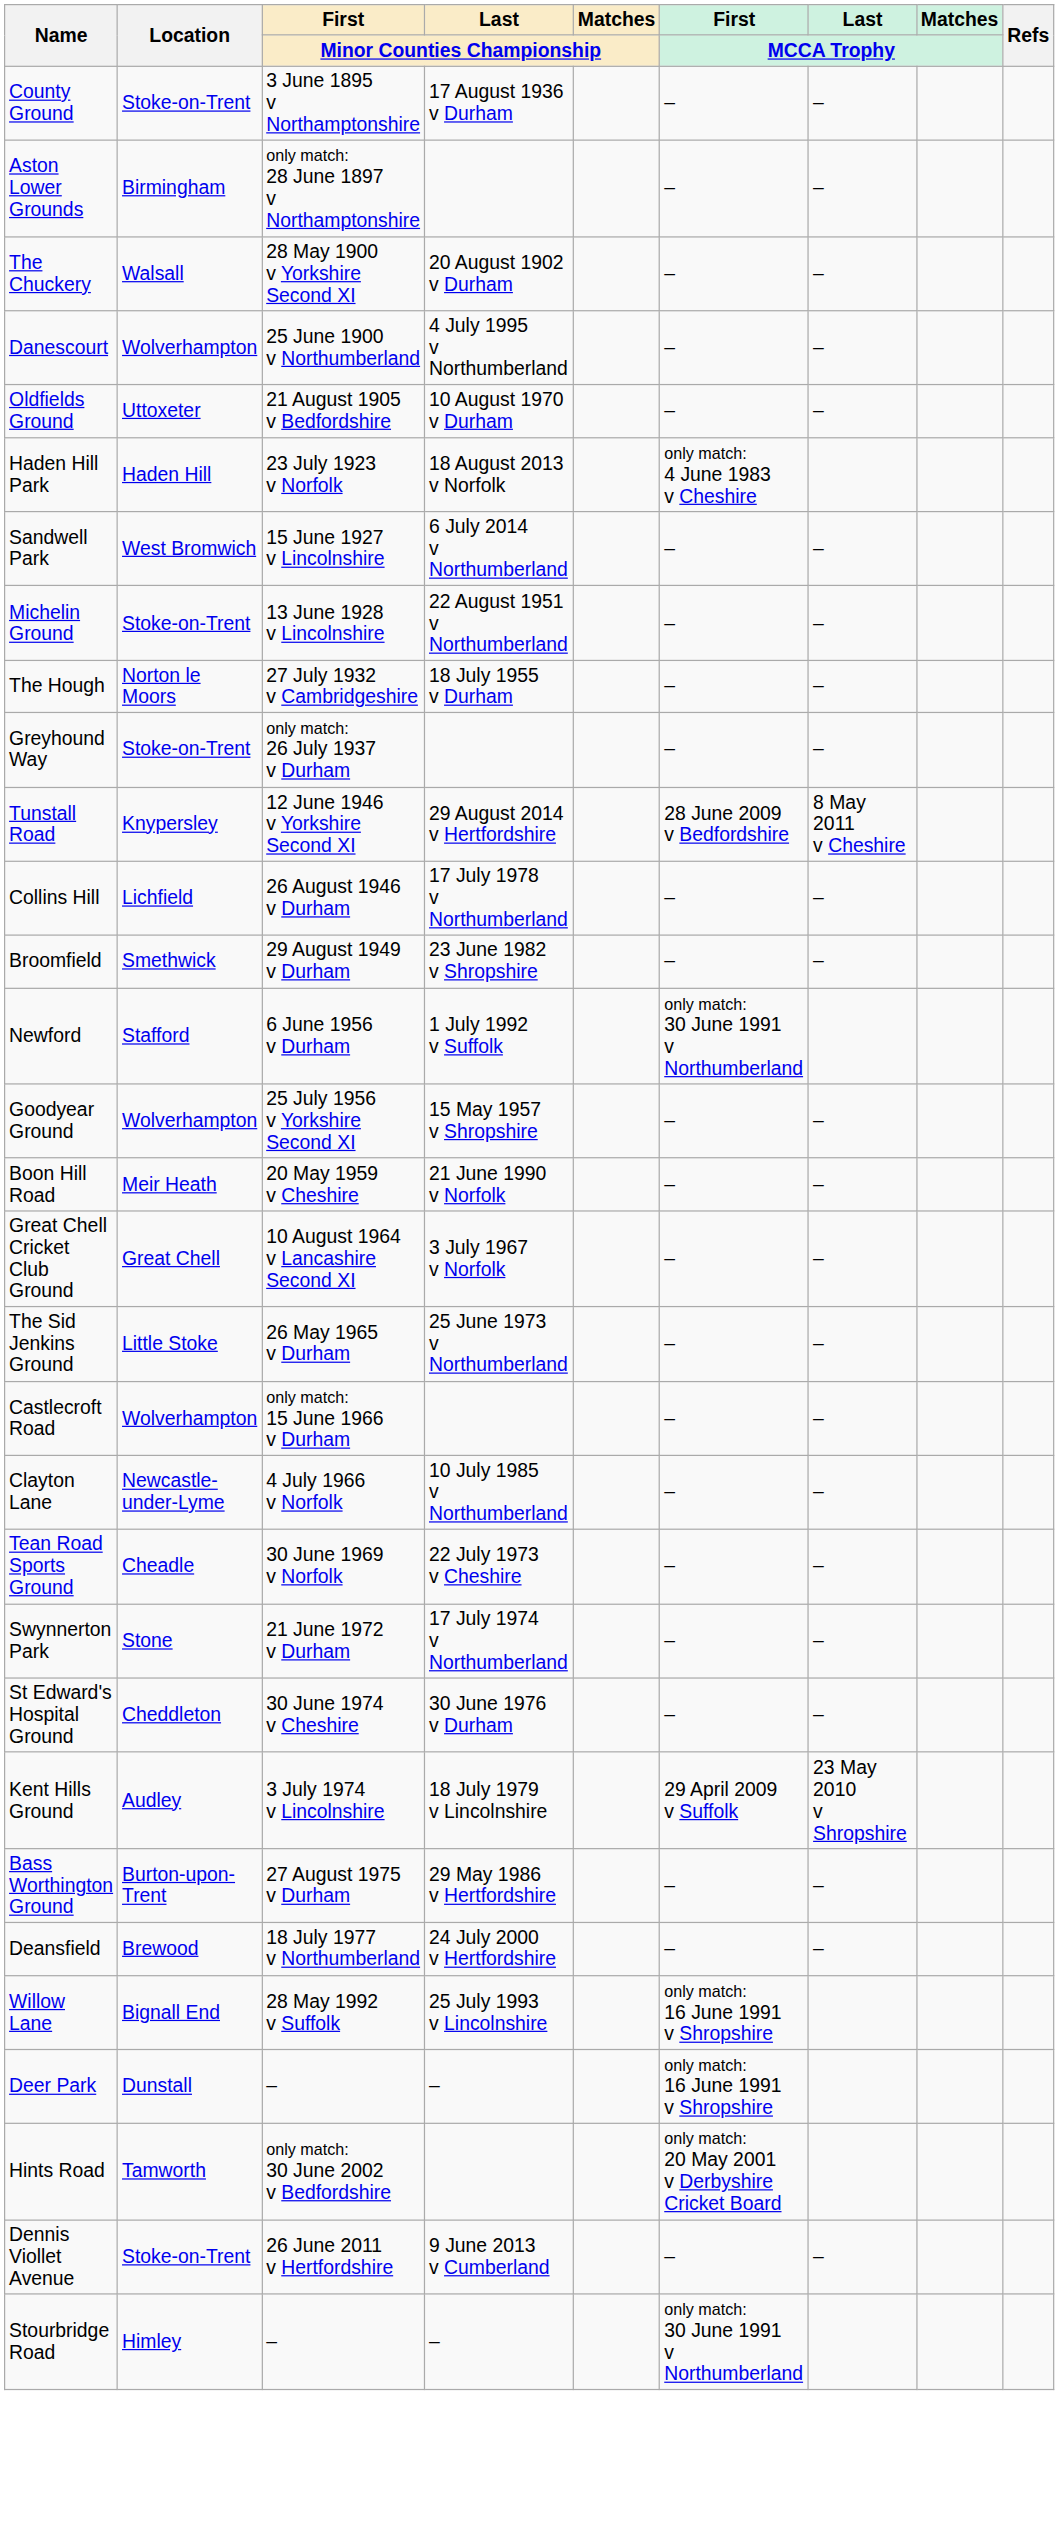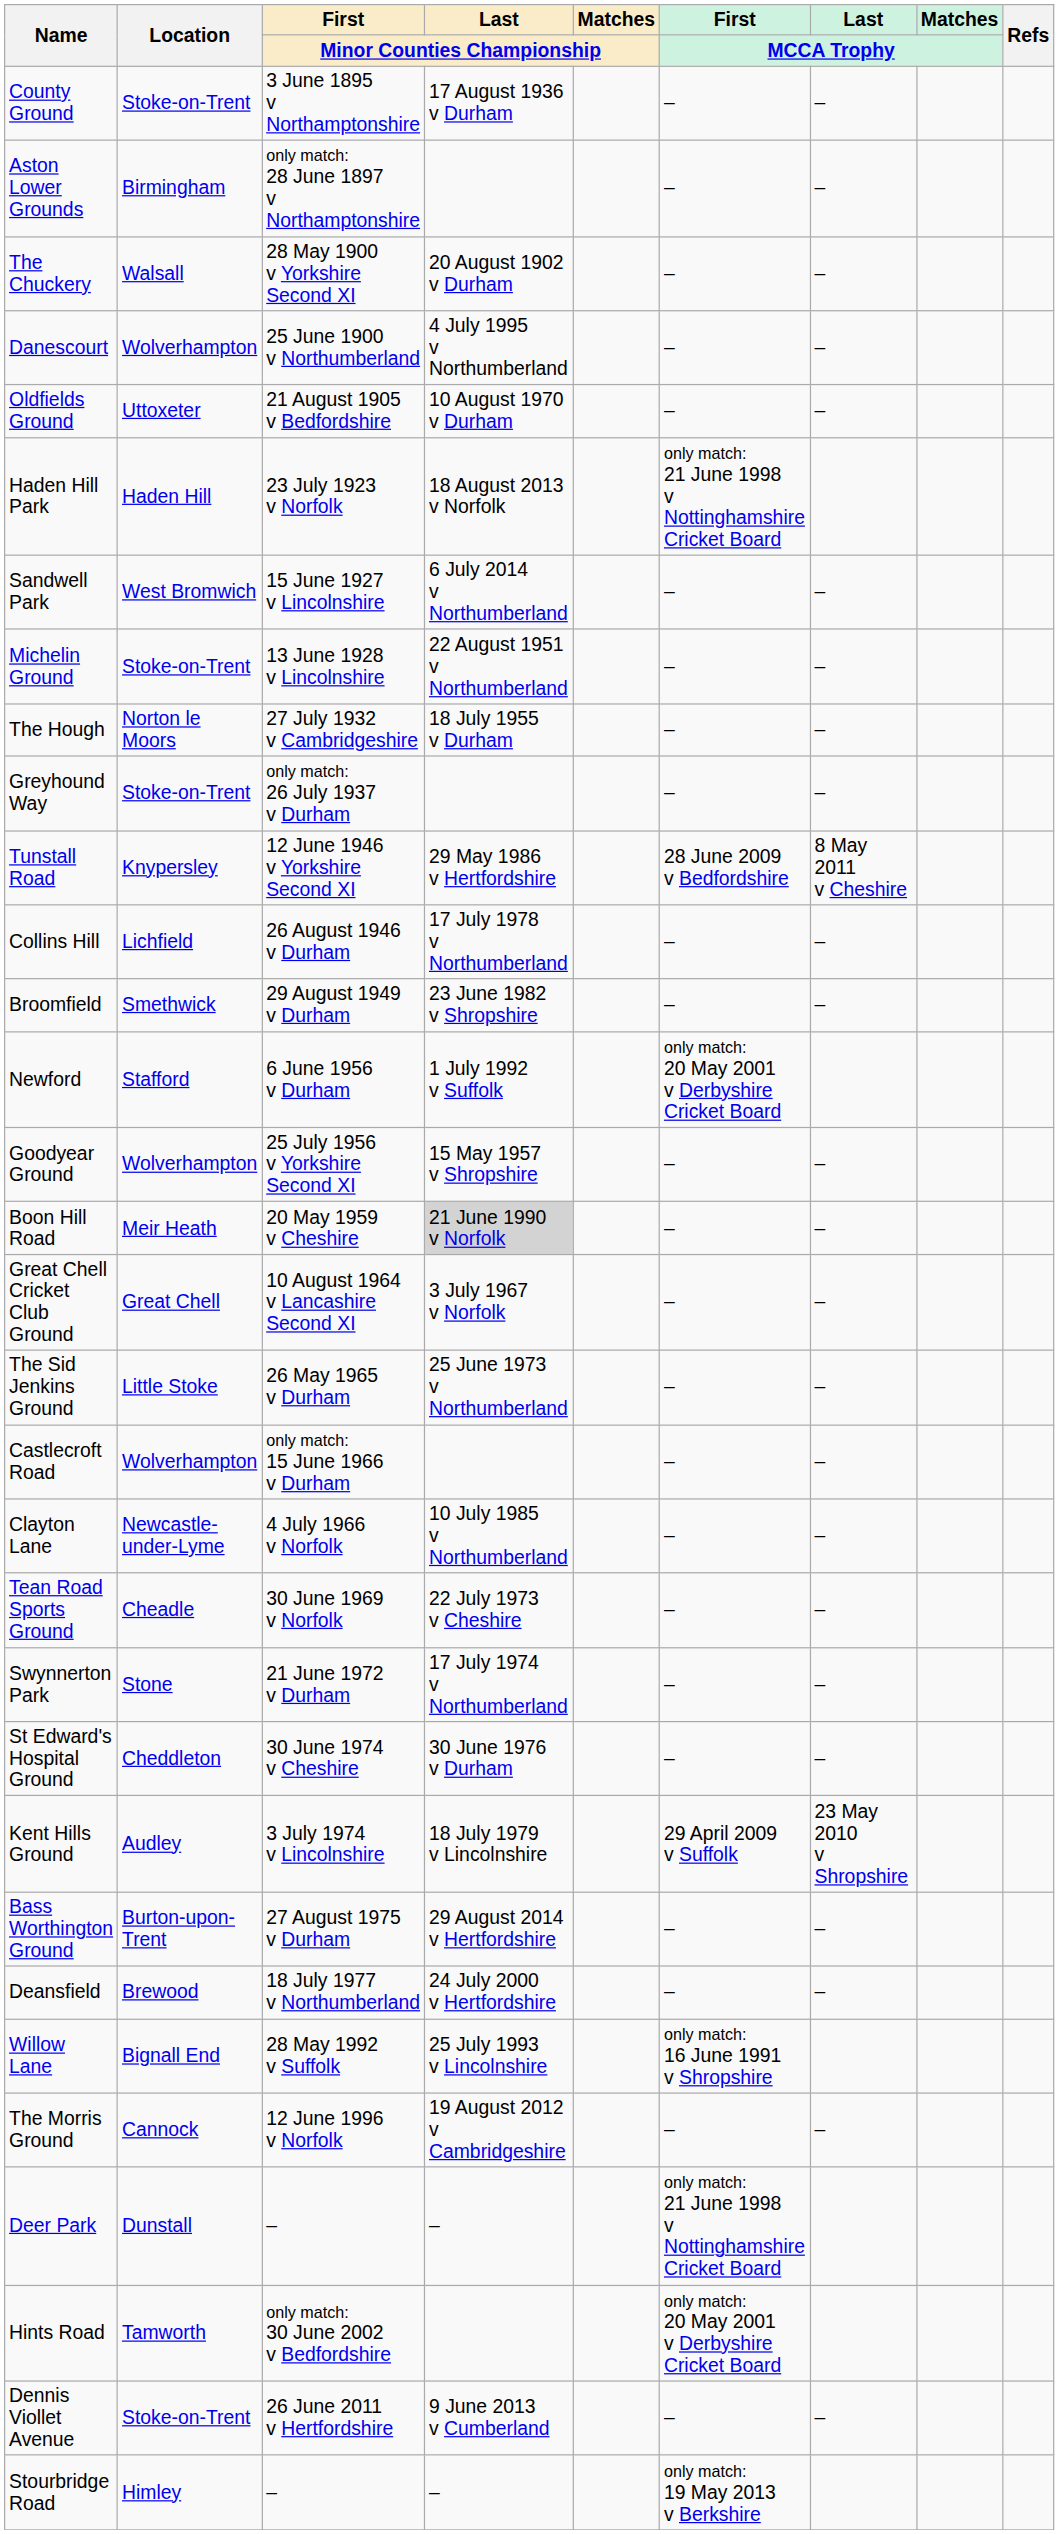(718, 475) only match: 4 June 1983 v Cheshire -> (734, 497) only match: 21 June 1998 v Nottinghamshire Cricket Board
(496, 823) 29 August 2014 v Hertfordshire -> (492, 867) 29 May 1986 v Hertfordshire
(734, 1037) only match: 30 June 1991 v Northumberland -> (723, 1080) only match: 20 May 2001 v Derbyshire Cricket Board
(488, 1184) no background -> (488, 1227) lightgrey background
(492, 1885) 29 May 1986 v Hertfordshire -> (496, 1928) 29 August 2014 v Hertfordshire
+ row: (55, 2129)
(723, 2087) only match: 16 June 1991 v Shropshire -> (734, 2227) only match: 21 June 1998 v Nottinghamshire Cricket Board
(734, 2343) only match: 30 June 1991 v Northumberland -> (720, 2493) only match: 19 May 2013 v Berkshire
